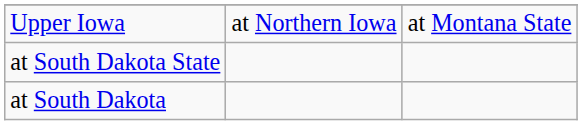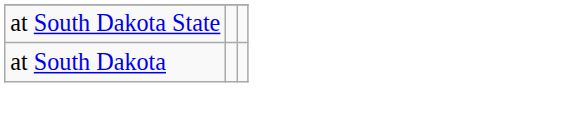- row: (68, 23)
